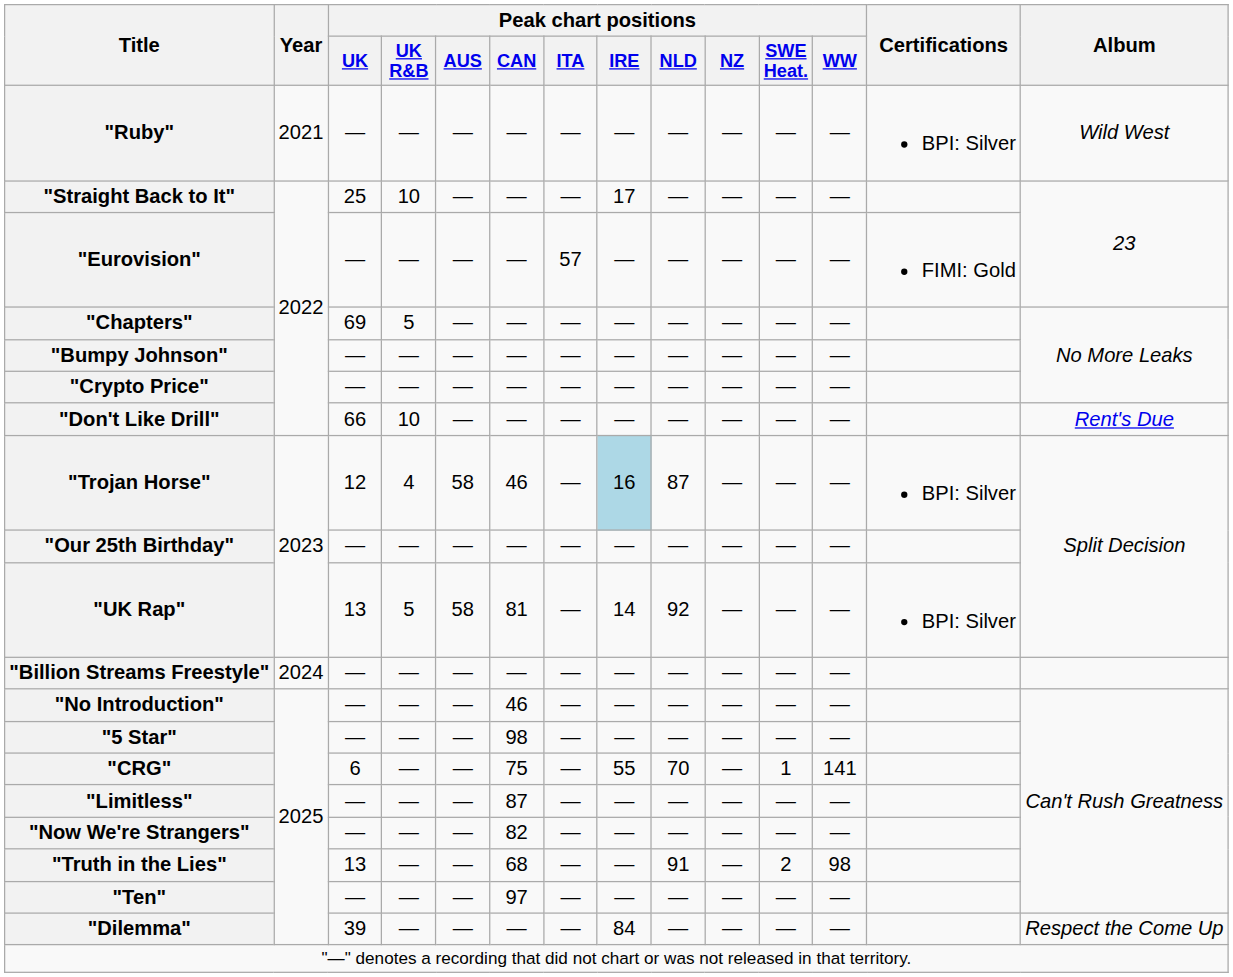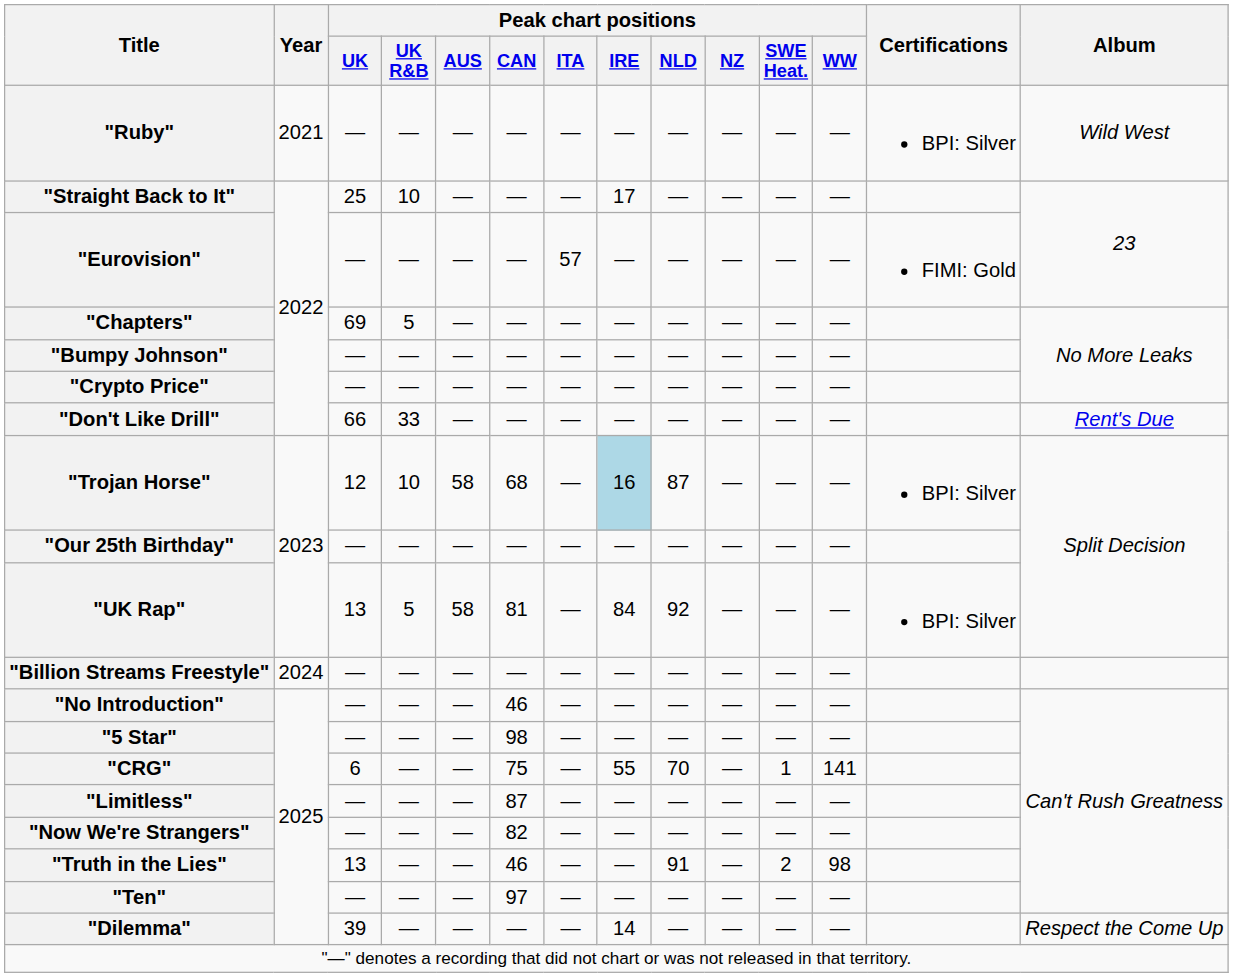(409, 419) 10 -> (409, 419) 33
(409, 482) 4 -> (409, 482) 10
(517, 482) 46 -> (517, 482) 68
(624, 609) 14 -> (624, 609) 84
(517, 864) 68 -> (517, 864) 46
(624, 928) 84 -> (624, 928) 14
